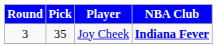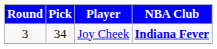(60, 33) 35 -> (60, 33) 34
